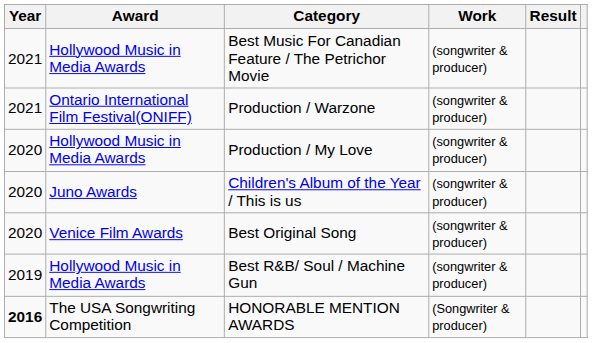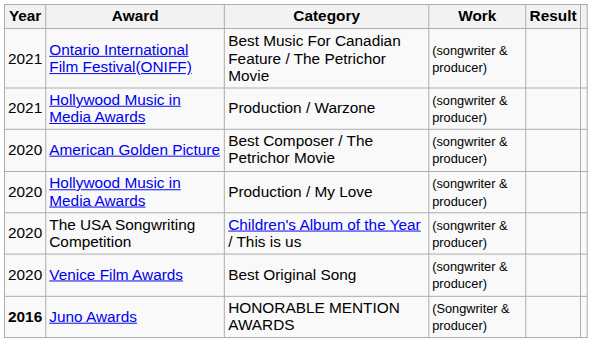(115, 58) Hollywood Music in Media Awards -> (121, 58) Ontario International Film Festival(ONIFF)
(121, 108) Ontario International Film Festival(ONIFF) -> (115, 108) Hollywood Music in Media Awards
+ row: (301, 150)
(93, 191) Juno Awards -> (122, 233) The USA Songwriting Competition
- row: (317, 275)
(122, 316) The USA Songwriting Competition -> (93, 316) Juno Awards
